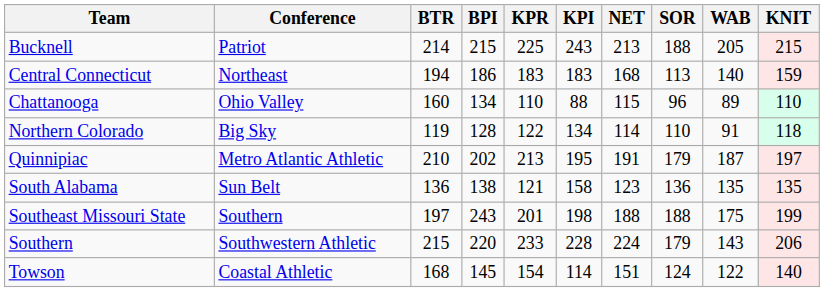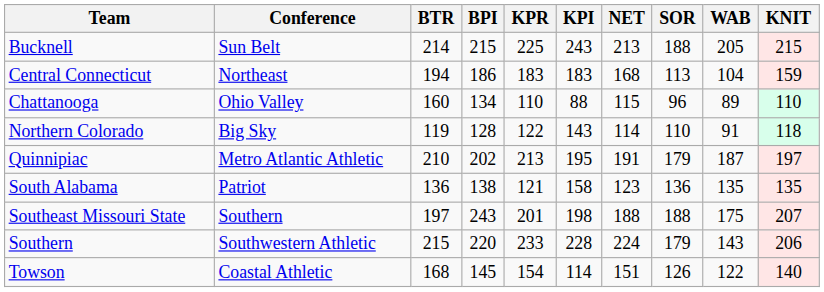(242, 46) Patriot -> (249, 46) Sun Belt
(730, 74) 140 -> (730, 74) 104
(579, 131) 134 -> (579, 131) 143
(249, 187) Sun Belt -> (242, 187) Patriot
(788, 215) 199 -> (788, 215) 207
(677, 272) 124 -> (677, 272) 126
